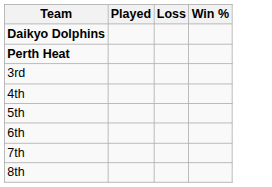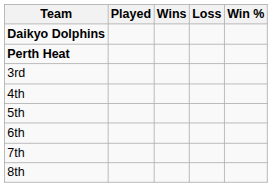+ column: (172, 14)
